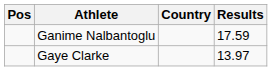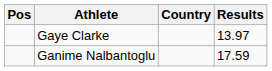rows swapped: (73, 55) <-> (96, 35)
